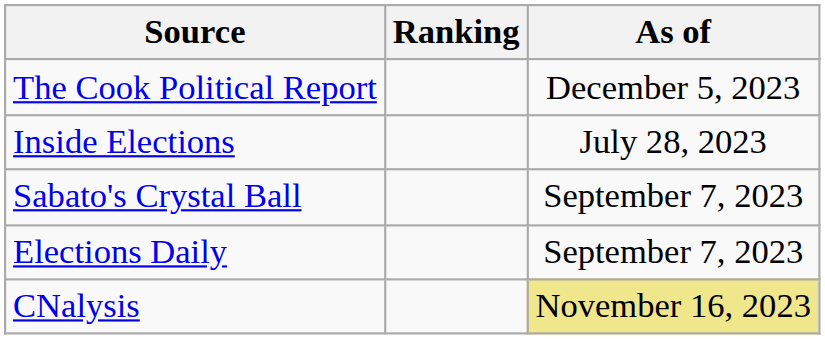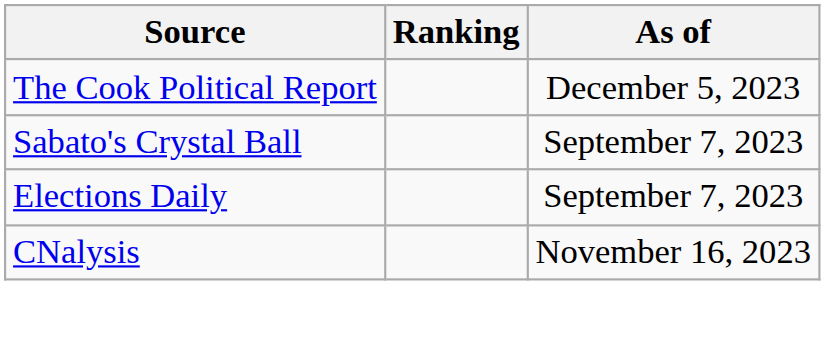- row: (124, 141)
(673, 305) khaki background -> (673, 251) no background
